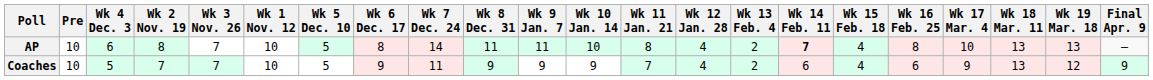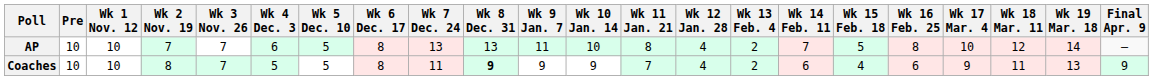columns swapped: (271, 21) <-> (110, 21)
(161, 47) 8 -> (168, 47) 7
(436, 47) 14 -> (436, 47) 13
(491, 47) 11 -> (491, 47) 13
(806, 47) bold -> (806, 47) normal
(861, 47) 4 -> (861, 47) 5
(1018, 47) 13 -> (1018, 47) 12
(1073, 47) 13 -> (1073, 47) 14
(161, 66) 7 -> (168, 66) 8
(381, 66) 9 -> (381, 66) 8
(491, 66) normal -> (491, 66) bold
(1018, 66) 13 -> (1018, 66) 11
(1073, 66) 12 -> (1073, 66) 13
